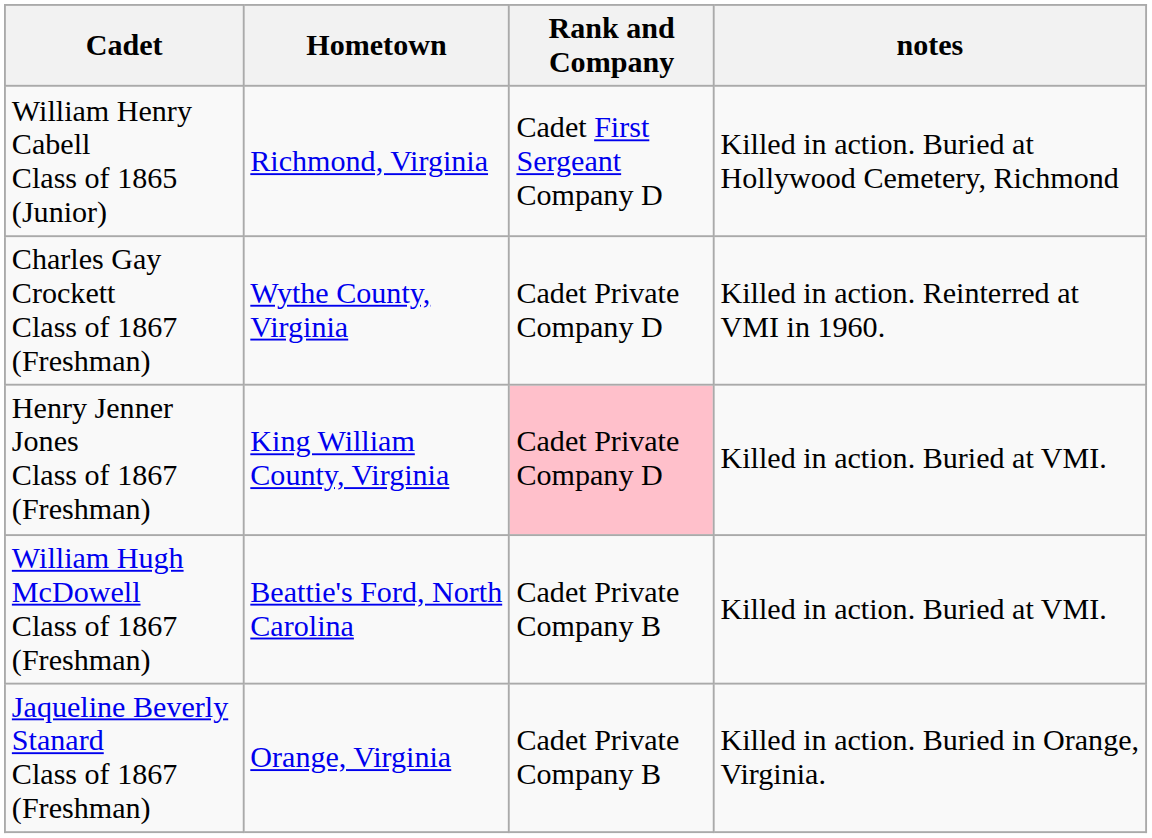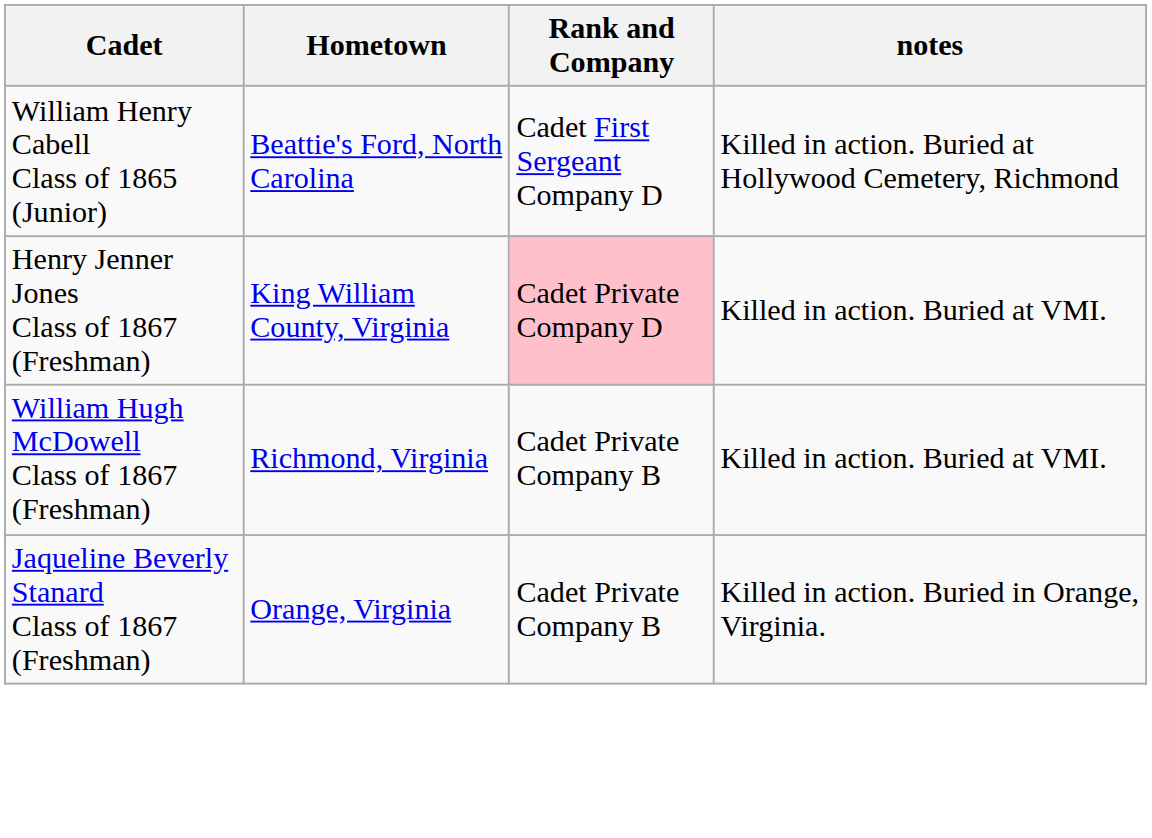(369, 160) Richmond, Virginia -> (376, 160) Beattie's Ford, North Carolina
- row: (95, 309)
(376, 608) Beattie's Ford, North Carolina -> (369, 459) Richmond, Virginia
